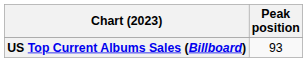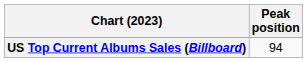(276, 47) 93 -> (276, 47) 94
